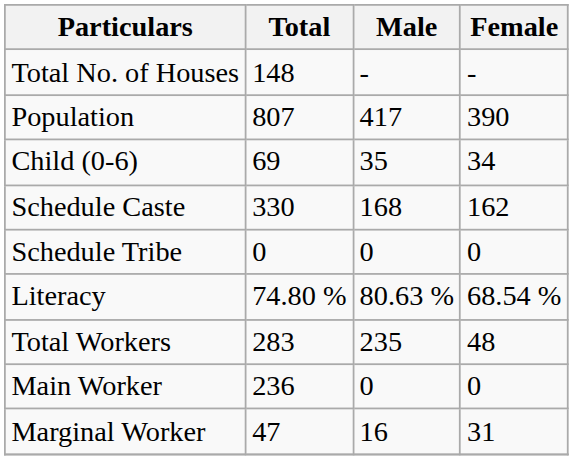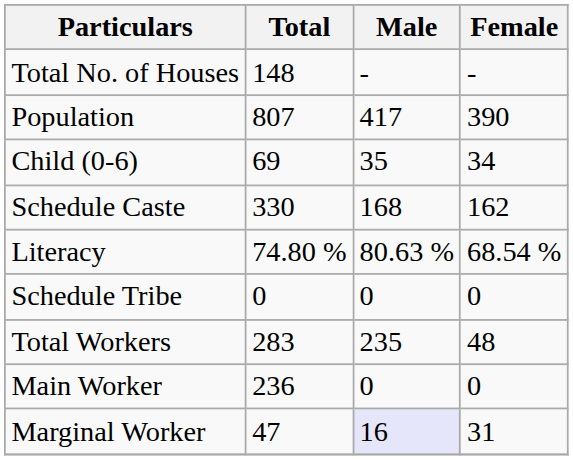rows swapped: (97, 251) <-> (59, 296)
(374, 431) no background -> (374, 431) lavender background
